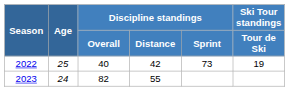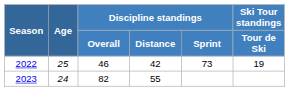(104, 64) 40 -> (104, 64) 46
